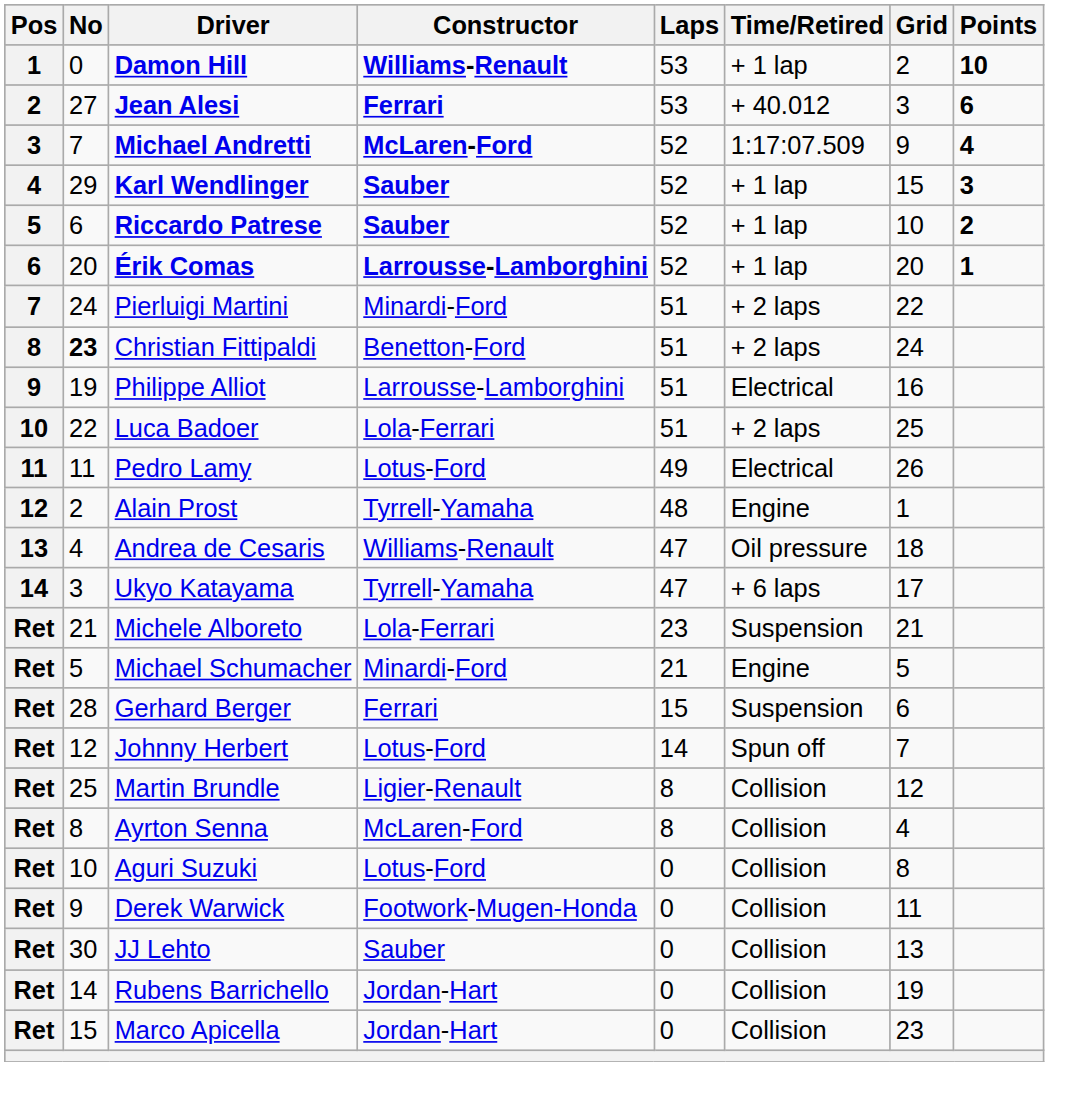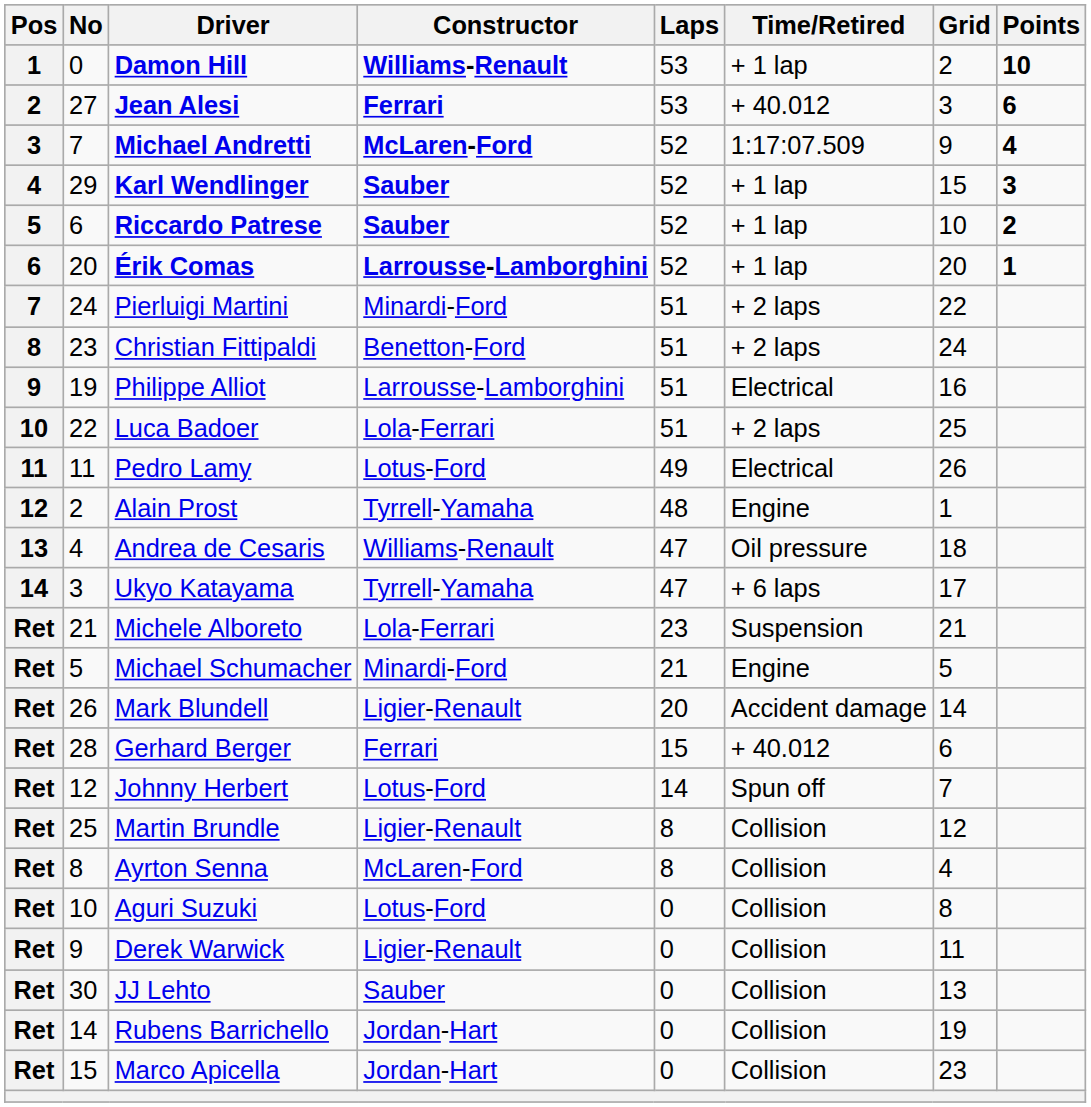(83, 347) bold -> (83, 347) normal
+ row: (191, 708)
(797, 708) Suspension -> (781, 748) + 40.012
(500, 909) Footwork-Mugen-Honda -> (442, 949) Ligier-Renault
